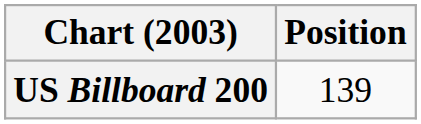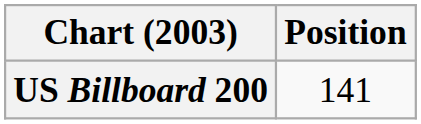(345, 88) 139 -> (345, 88) 141
